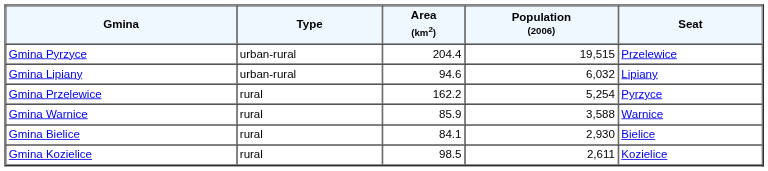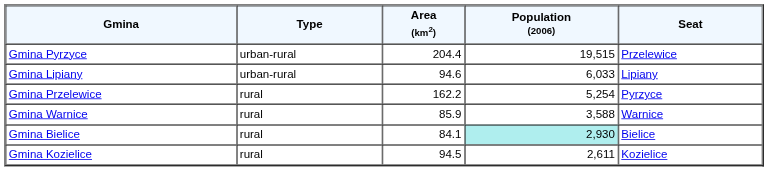(600, 73) 6,032 -> (600, 73) 6,033
(600, 134) no background -> (600, 134) paleturquoise background
(450, 154) 98.5 -> (450, 154) 94.5
